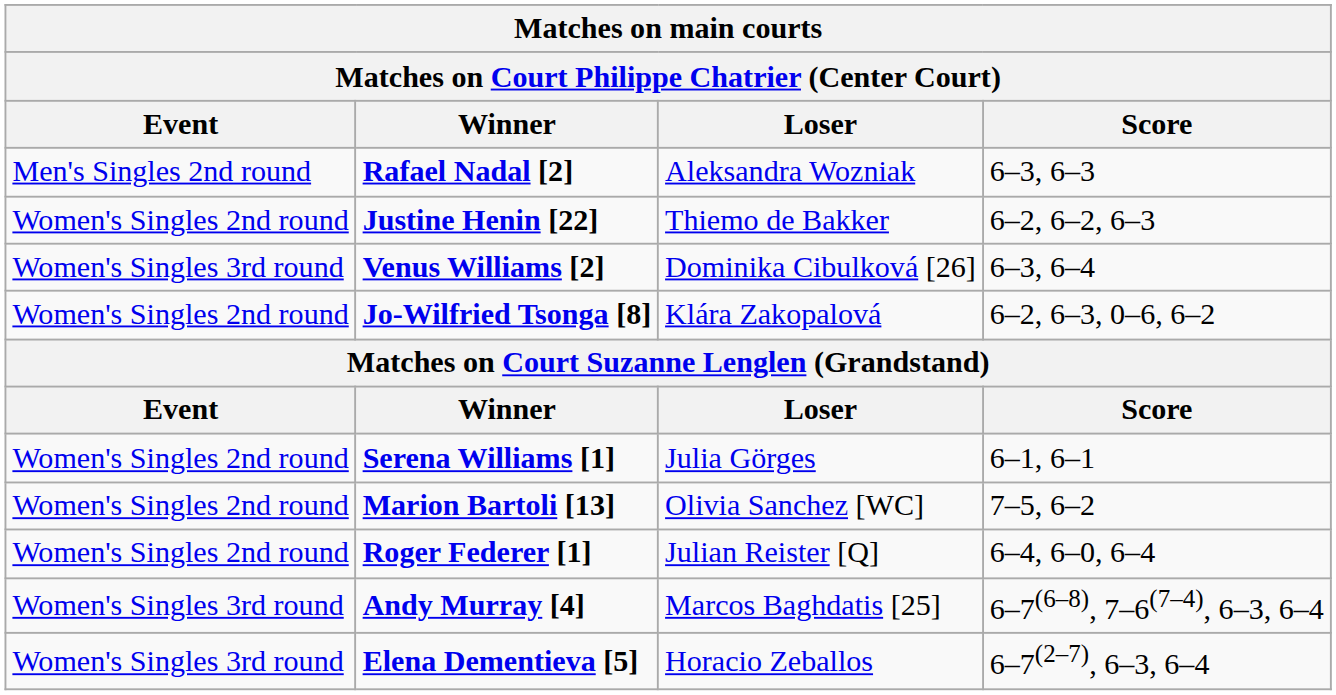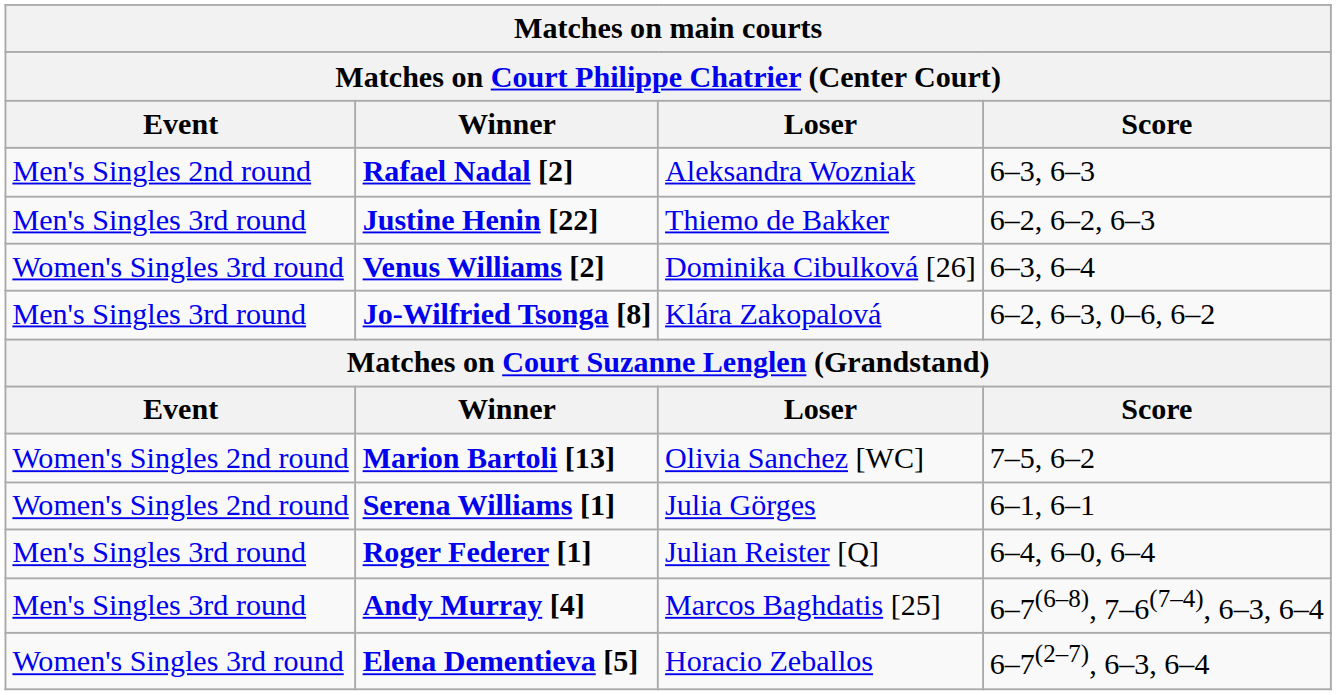(181, 219) Women's Singles 2nd round -> (159, 219) Men's Singles 3rd round
(181, 314) Women's Singles 2nd round -> (159, 314) Men's Singles 3rd round
rows swapped: (489, 457) <-> (489, 505)
(181, 553) Women's Singles 2nd round -> (159, 553) Men's Singles 3rd round
(178, 604) Women's Singles 3rd round -> (159, 604) Men's Singles 3rd round
